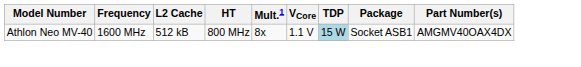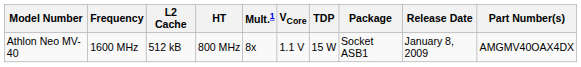+ column: (440, 18)
(333, 32) lightblue background -> (324, 47) no background
